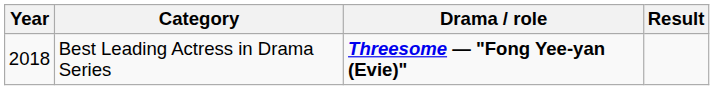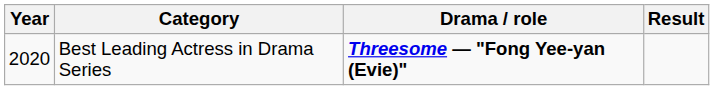(30, 59) 2018 -> (30, 59) 2020
